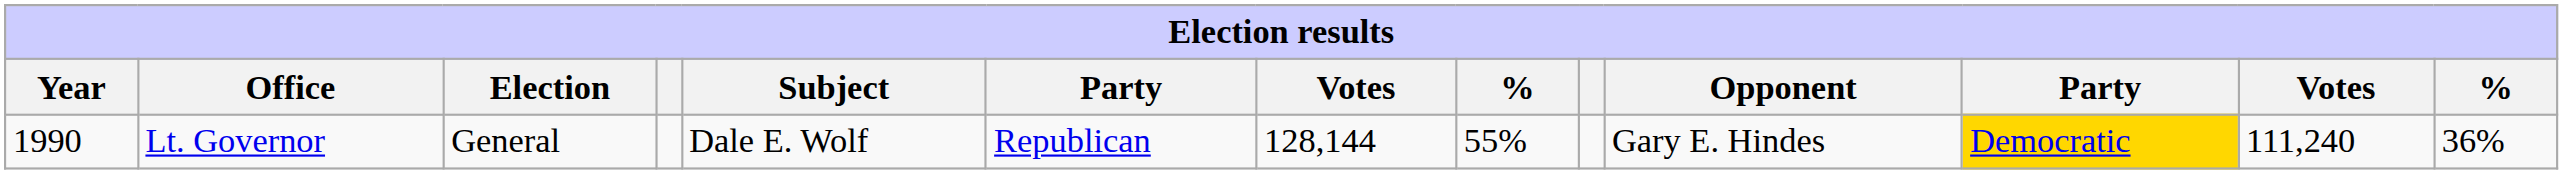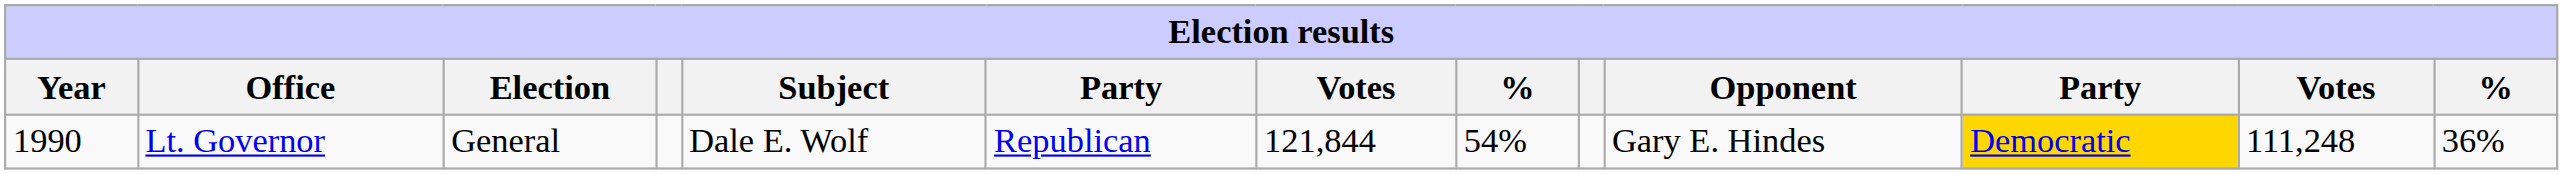(1320, 140) 128,144 -> (1320, 140) 121,844
(1495, 140) 55% -> (1495, 140) 54%
(2301, 140) 111,240 -> (2301, 140) 111,248
